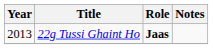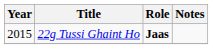(20, 33) 2013 -> (20, 33) 2015
